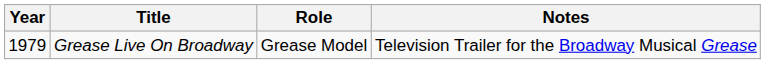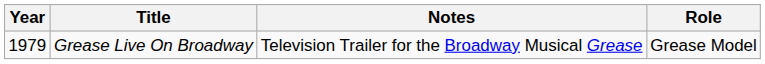columns swapped: (314, 17) <-> (566, 17)
